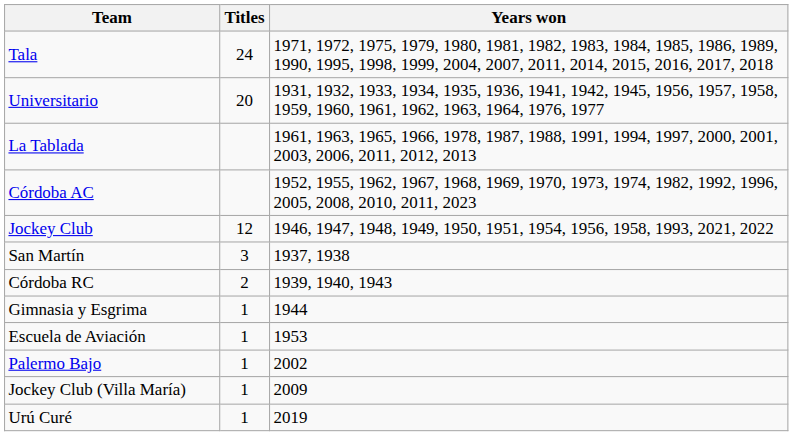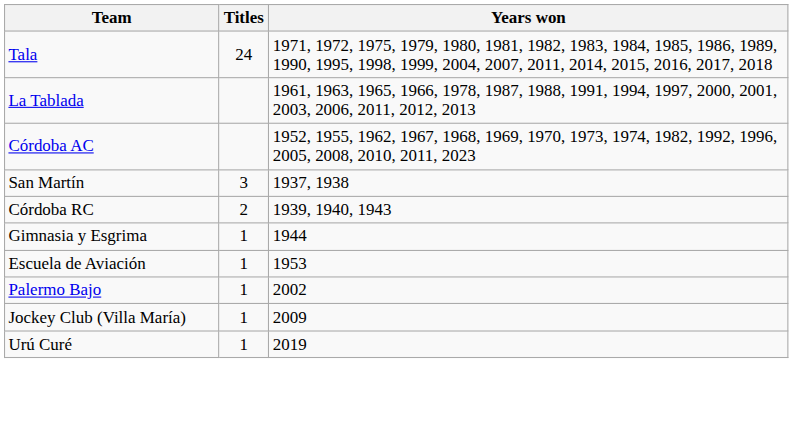- row: (53, 100)
- row: (51, 228)
